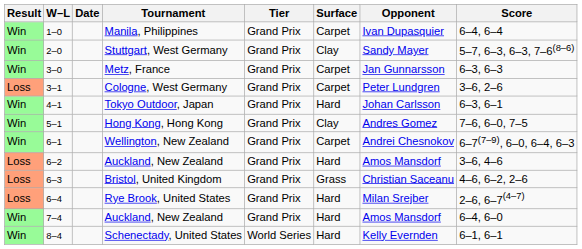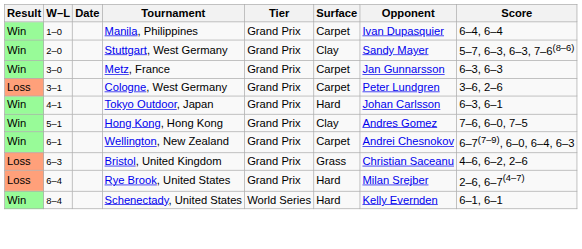- row: (54, 162)
- row: (54, 218)
